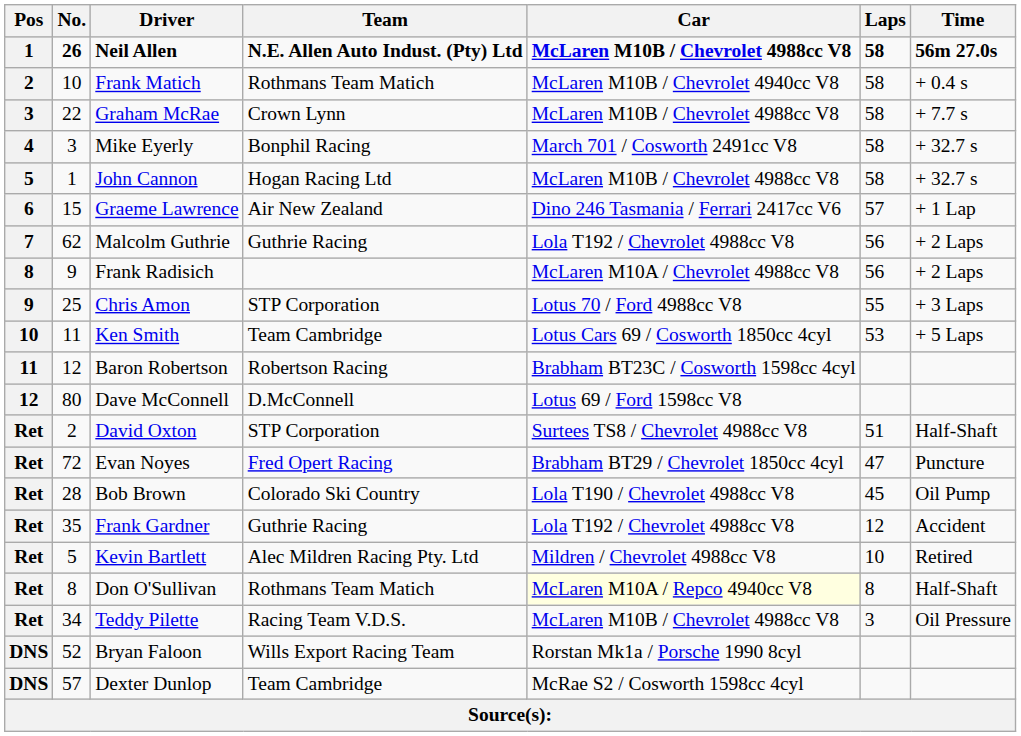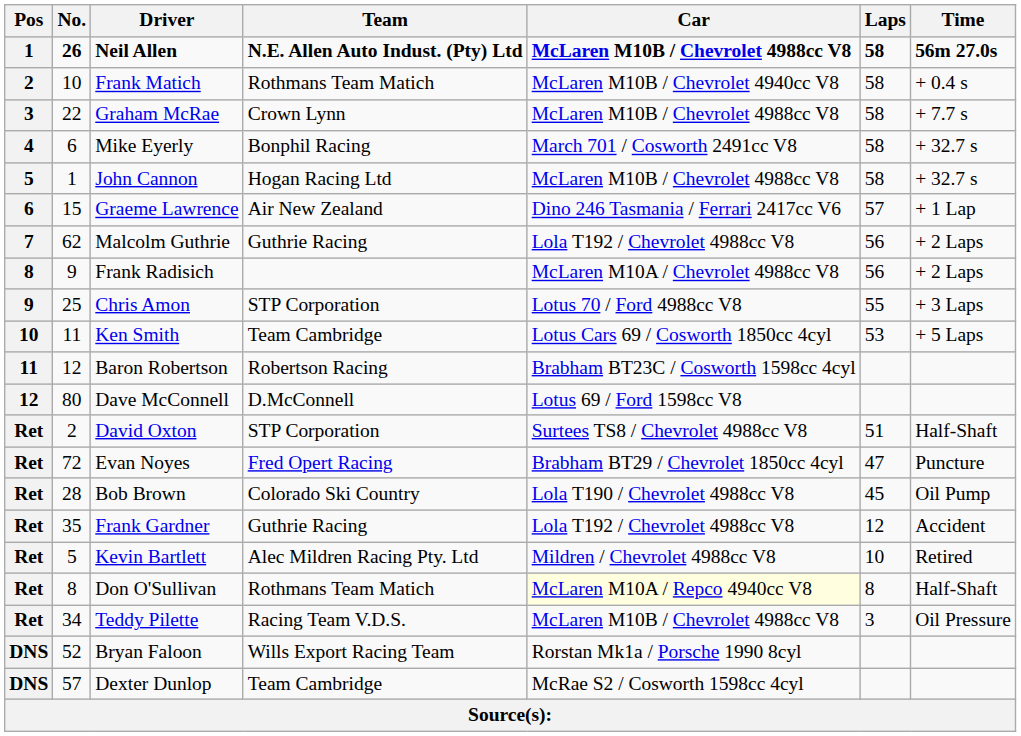(72, 146) 3 -> (72, 146) 6
